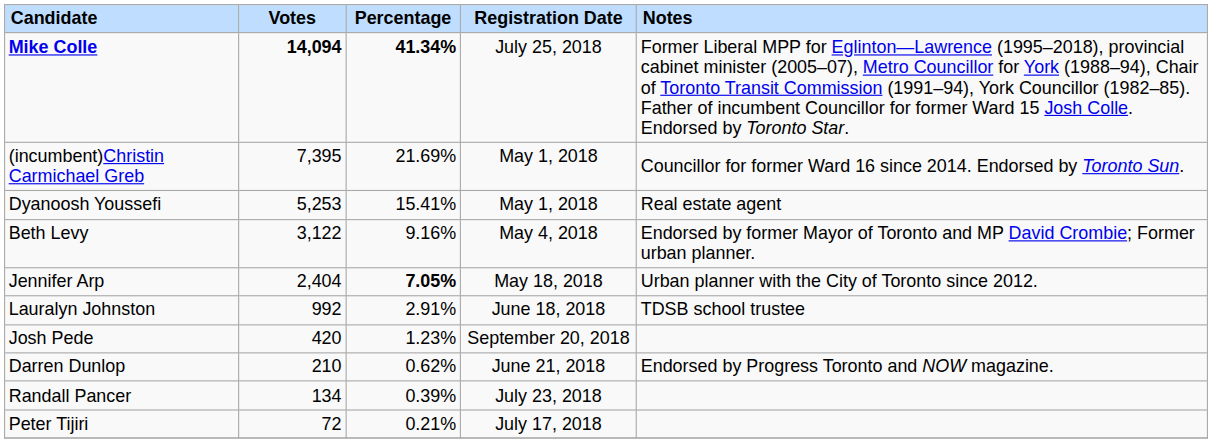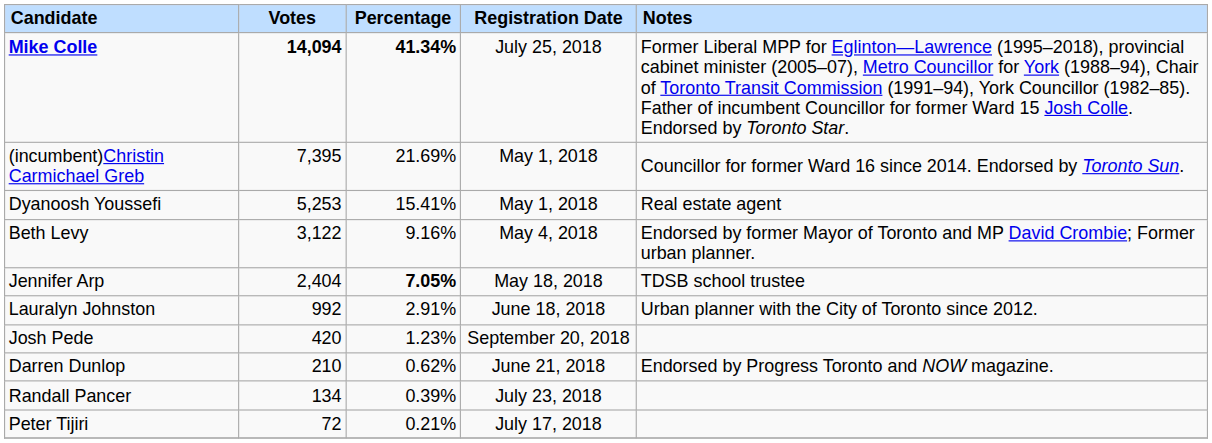(839, 281) Urban planner with the City of Toronto since 2012. -> (723, 281) TDSB school trustee
(723, 310) TDSB school trustee -> (839, 310) Urban planner with the City of Toronto since 2012.
